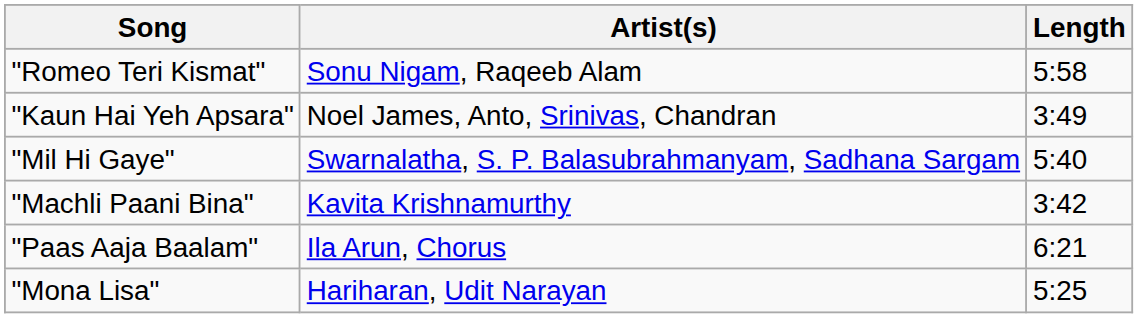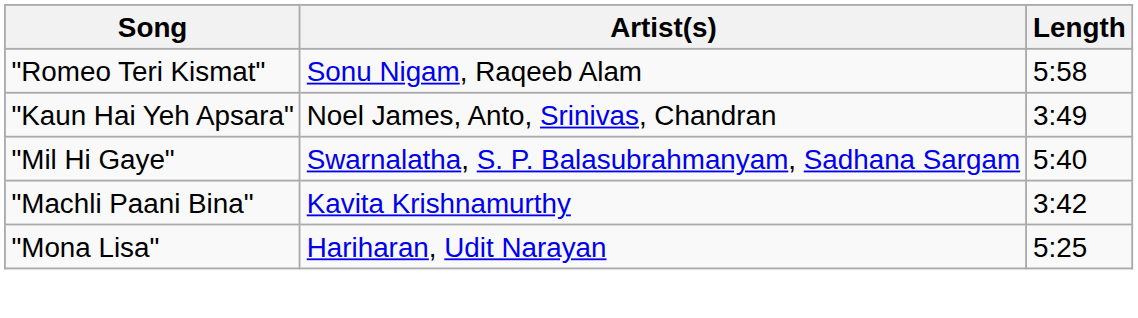- row: (135, 247)
